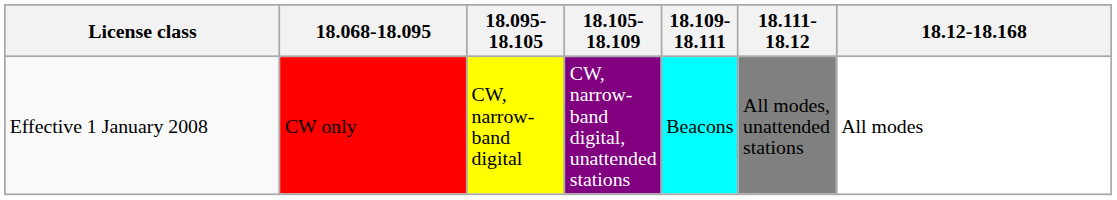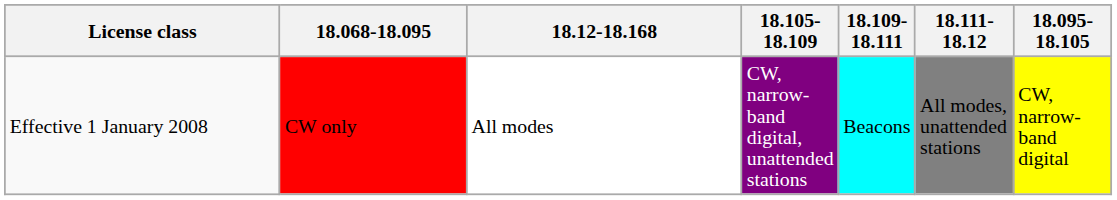columns swapped: (516, 31) <-> (974, 31)
